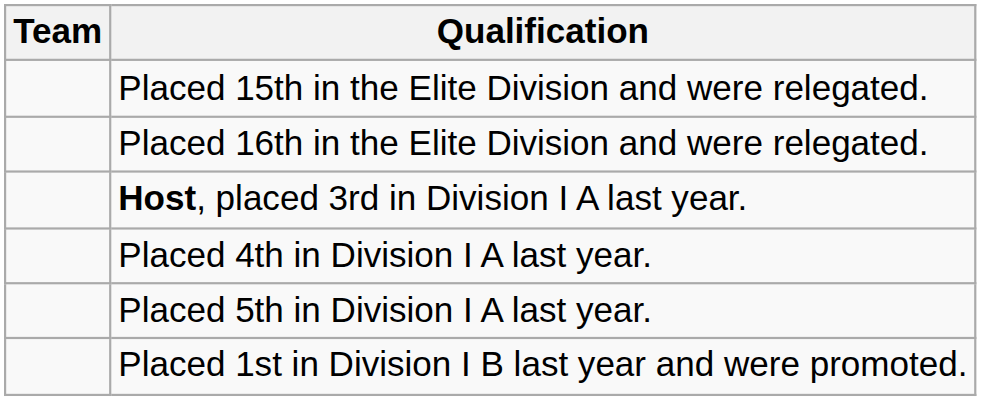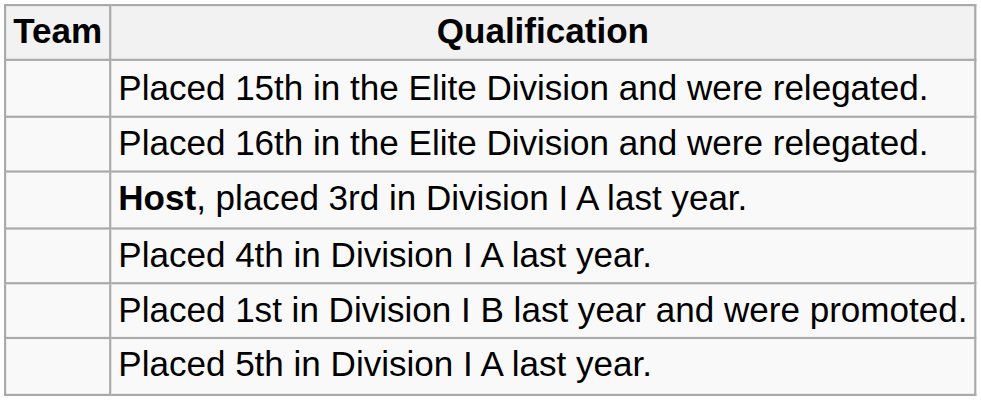rows swapped: (385, 310) <-> (543, 365)
